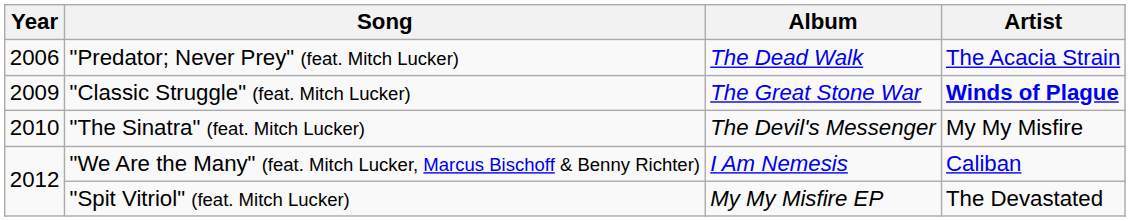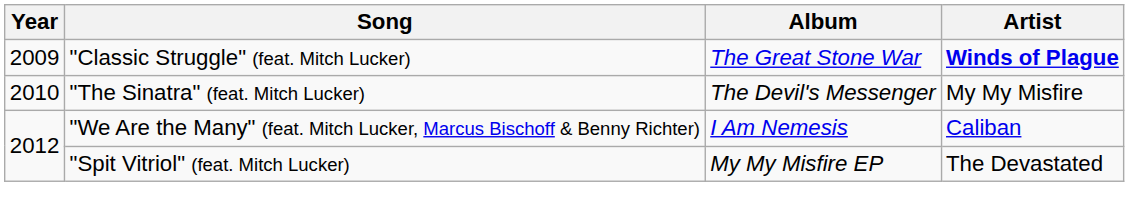- row: (264, 57)
